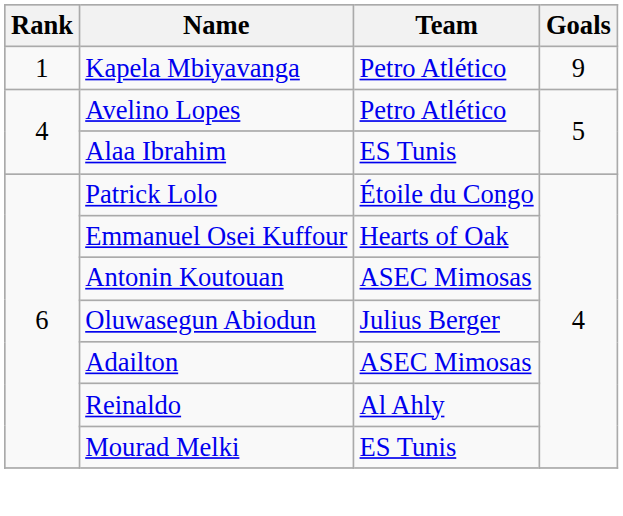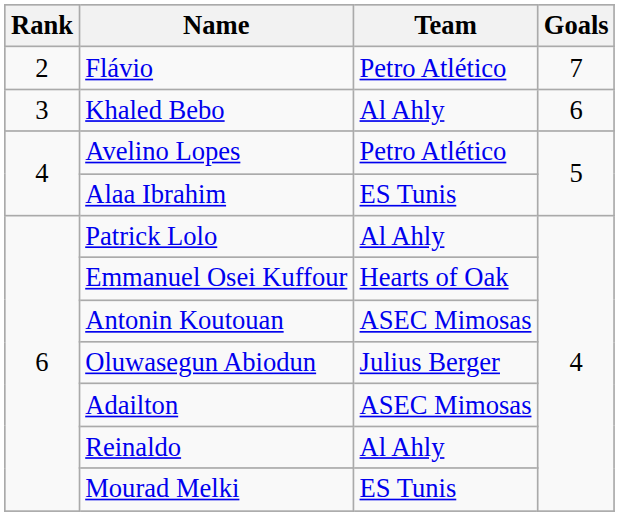- row: (193, 67)
+ row: (119, 67)
+ row: (155, 109)
(447, 194) Étoile du Congo -> (402, 236) Al Ahly
